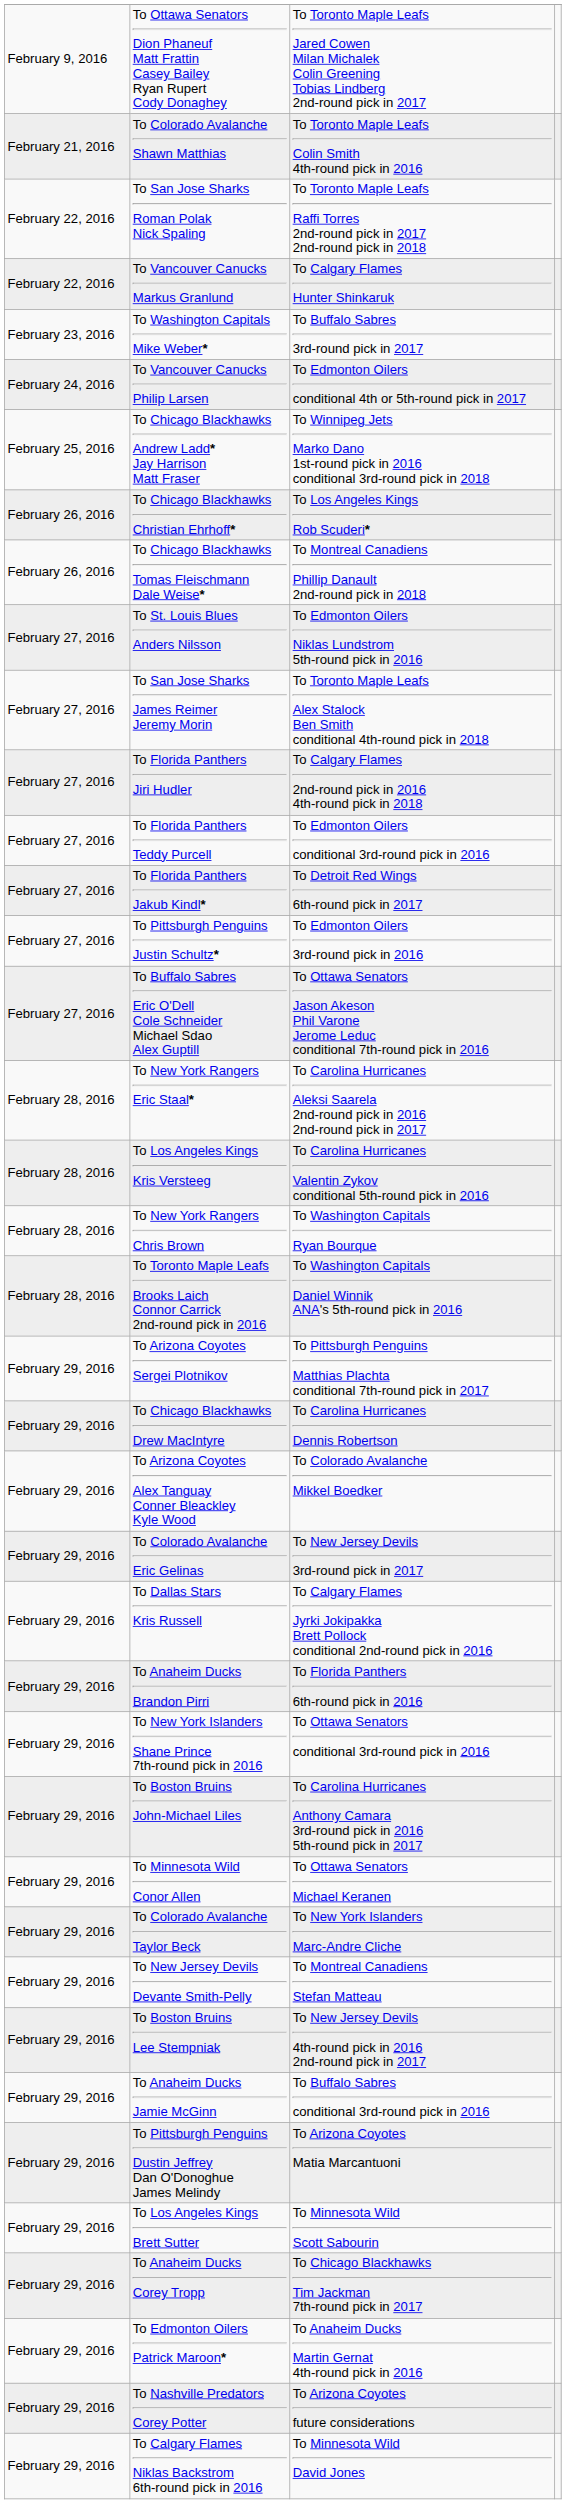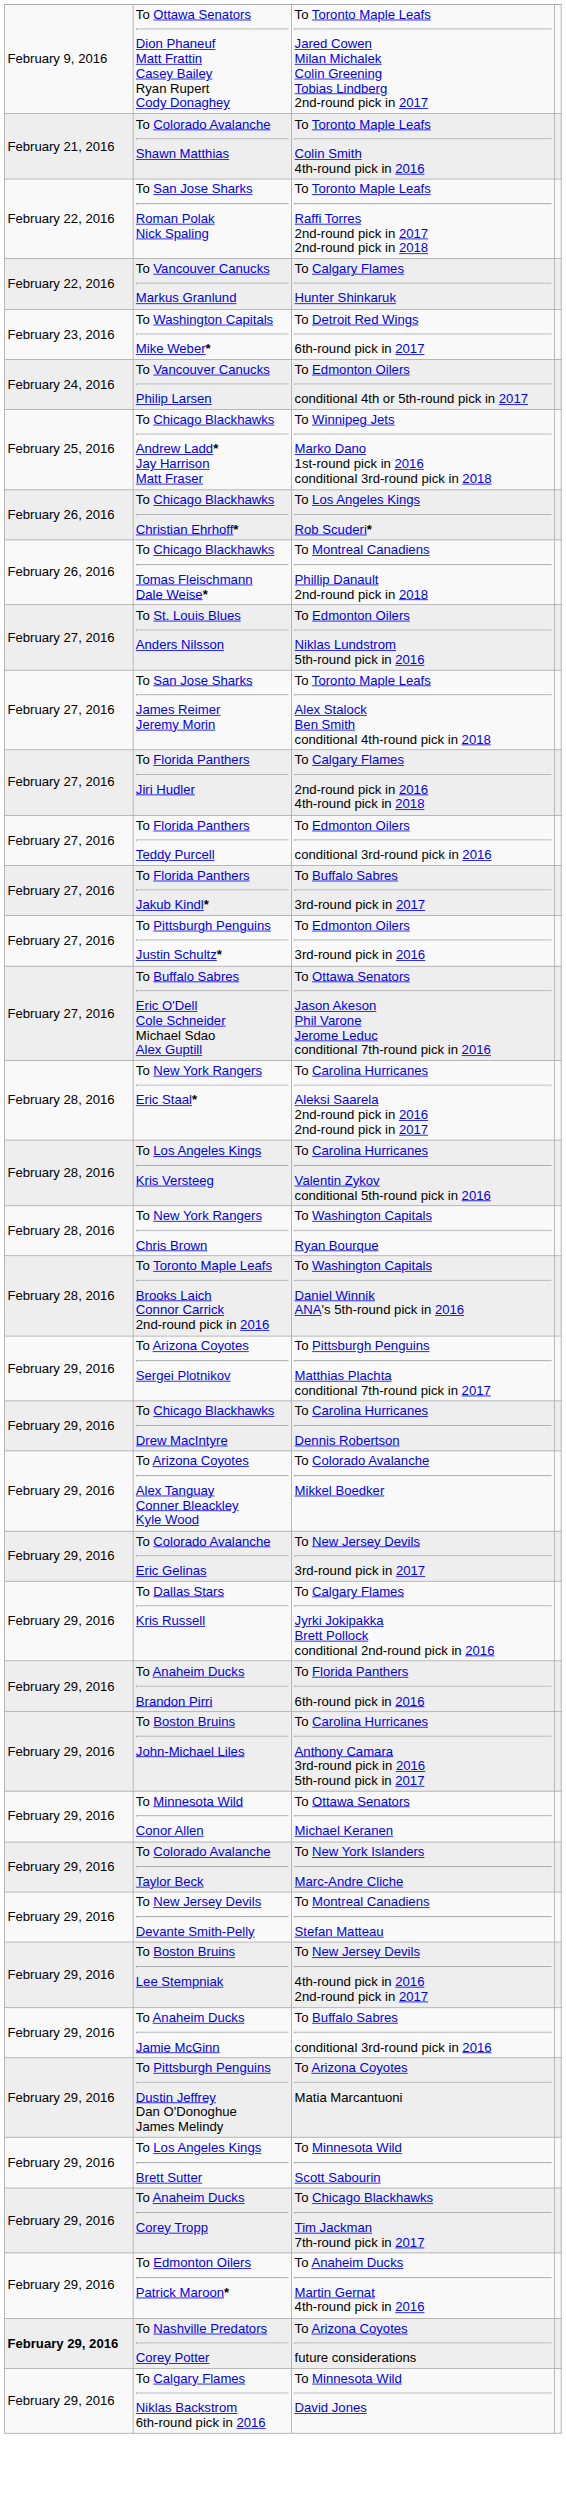(422, 334) To Buffalo Sabres 3rd-round pick in 2017 -> (423, 334) To Detroit Red Wings 6th-round pick in 2017
(422, 890) To Detroit Red Wings 6th-round pick in 2017 -> (423, 890) To Buffalo Sabres 3rd-round pick in 2017
- row: (210, 1744)
(61, 2408) normal -> (63, 2343) bold
